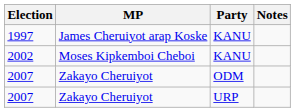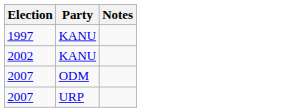- column: (133, 14)
